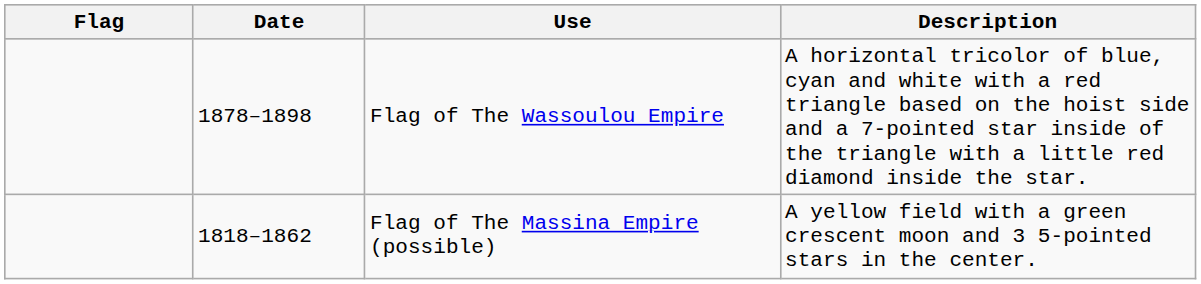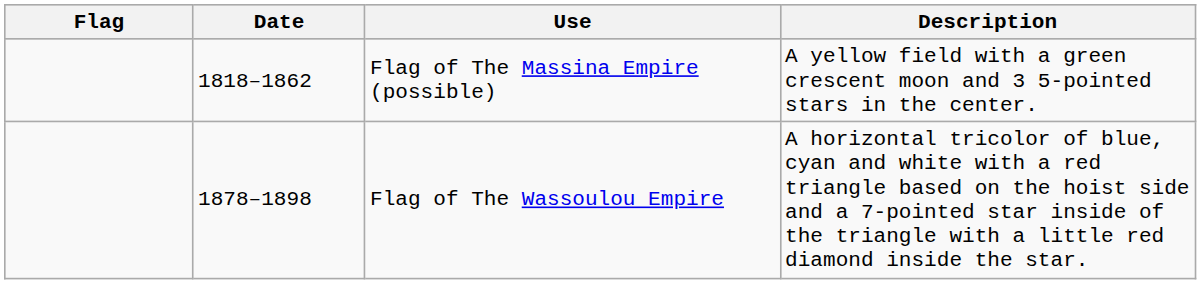rows swapped: (534, 236) <-> (547, 117)
